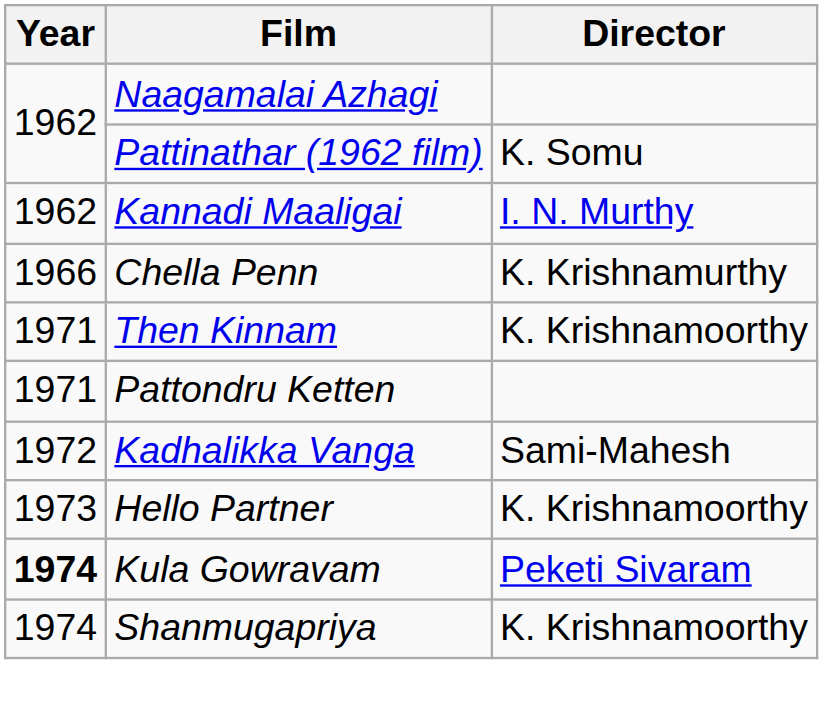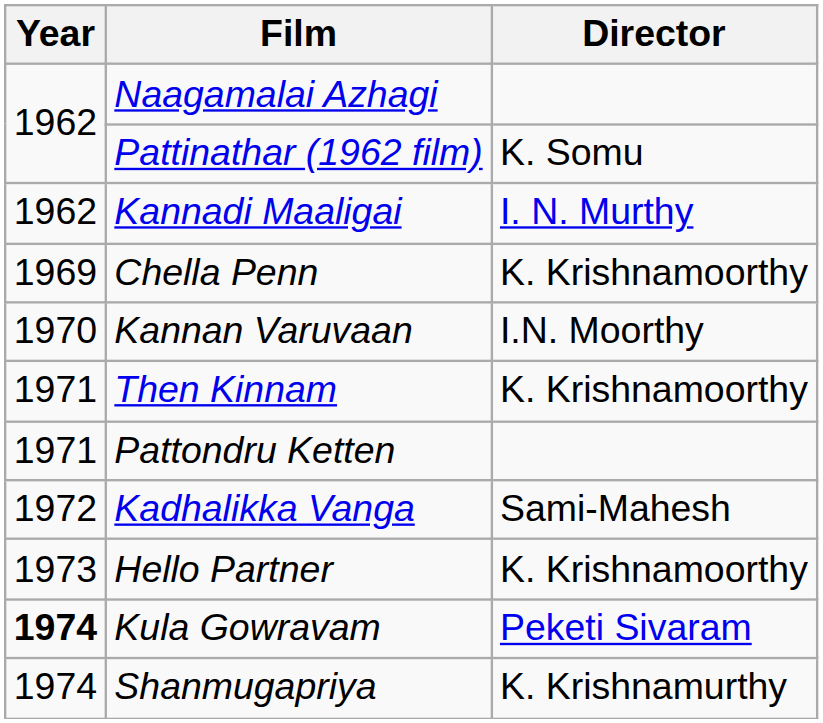(55, 271) 1966 -> (55, 271) 1969
(644, 271) K. Krishnamurthy -> (654, 271) K. Krishnamoorthy
+ row: (264, 331)
(654, 627) K. Krishnamoorthy -> (644, 687) K. Krishnamurthy
